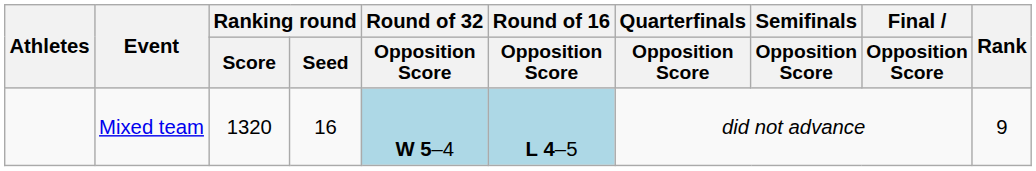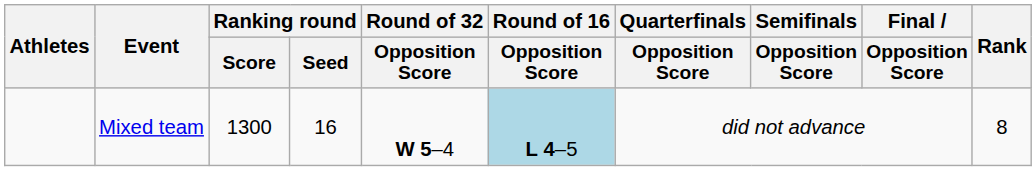(249, 127) 1320 -> (249, 127) 1300
(425, 150) lightblue background -> (425, 150) no background
(1002, 127) 9 -> (1002, 127) 8
